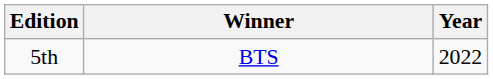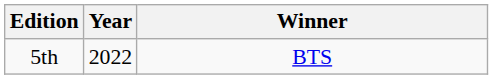columns swapped: (460, 21) <-> (259, 21)
